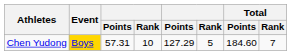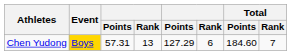(148, 43) 10 -> (148, 43) 13
(210, 43) 5 -> (210, 43) 6
